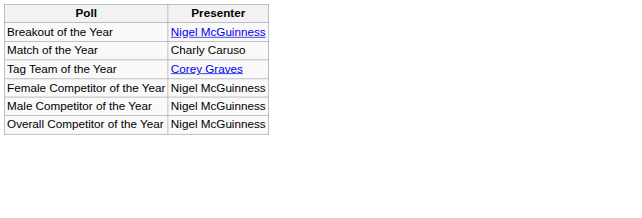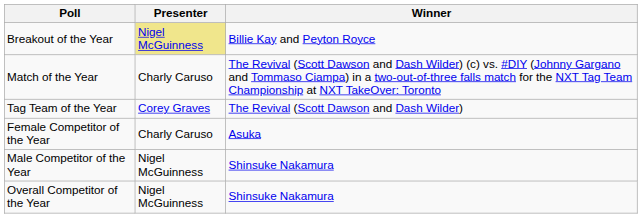+ column: (432, 13)
(218, 32) no background -> (171, 38) khaki background
(218, 87) Nigel McGuinness -> (175, 133) Charly Caruso
